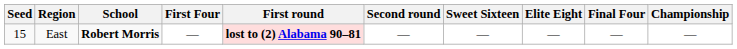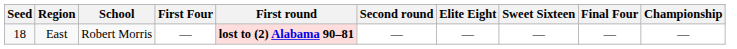columns swapped: (483, 14) <-> (554, 14)
(20, 34) 15 -> (20, 34) 18
(120, 34) bold -> (117, 34) normal
